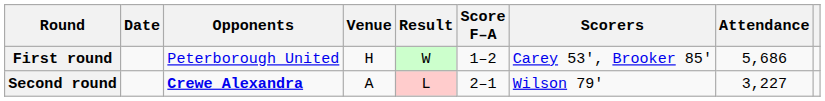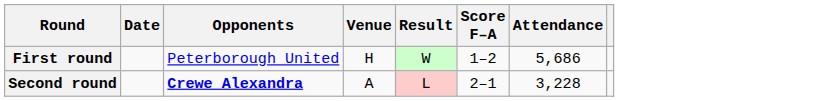- column: (612, 26)
(764, 83) 3,227 -> (558, 83) 3,228
